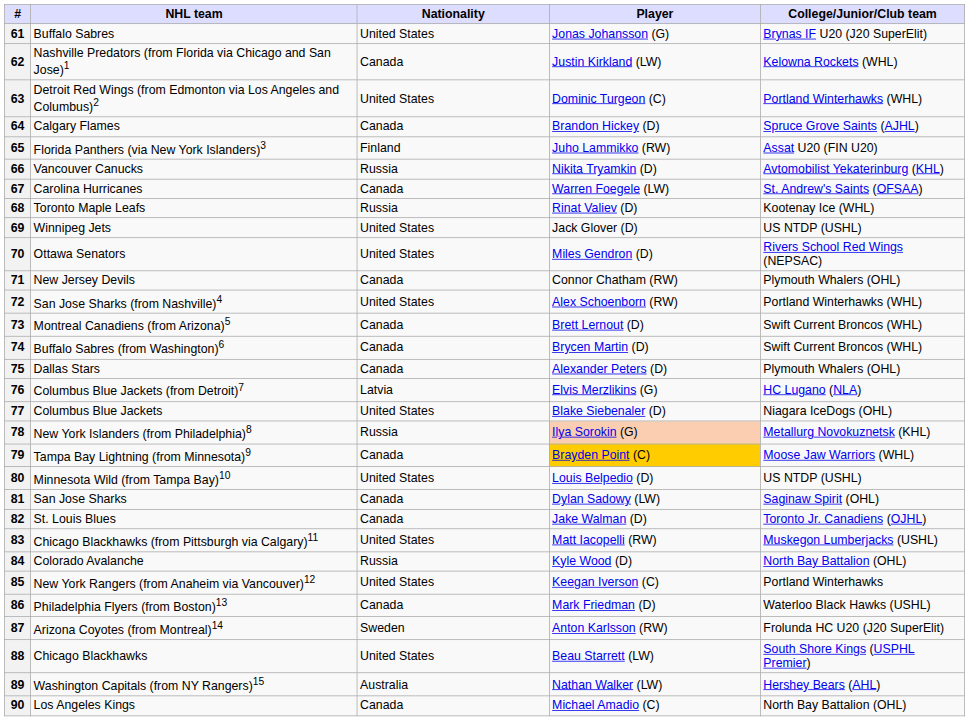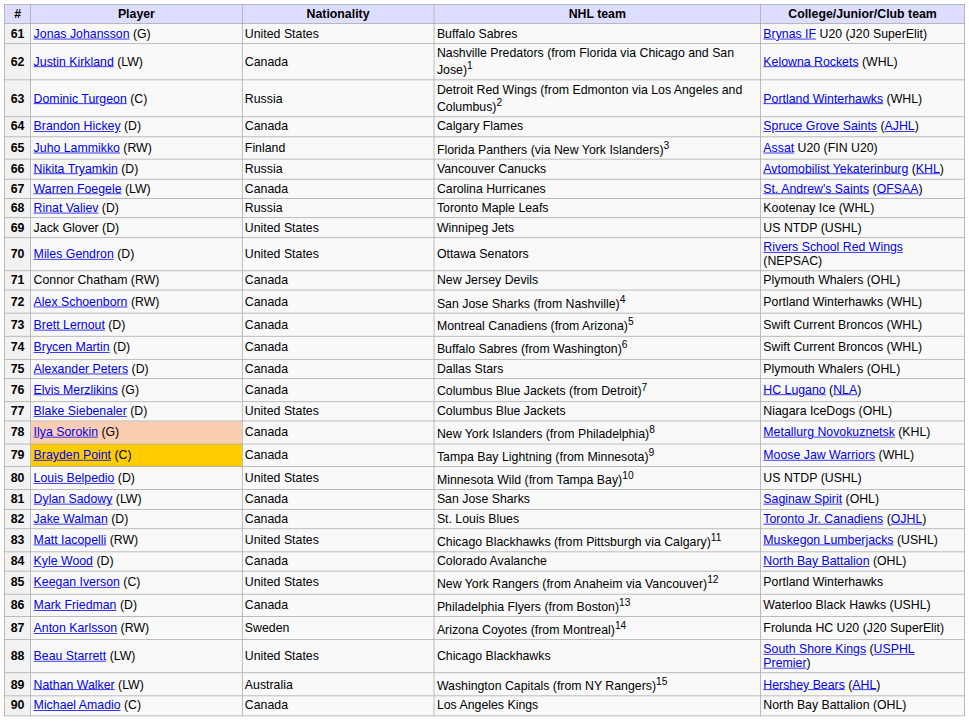columns swapped: (655, 14) <-> (194, 14)
(397, 98) United States -> (264, 98) Russia
(397, 301) United States -> (266, 301) Canada
(377, 390) Latvia -> (266, 390) Canada
(379, 432) Russia -> (266, 432) Canada
(379, 561) Russia -> (266, 561) Canada
